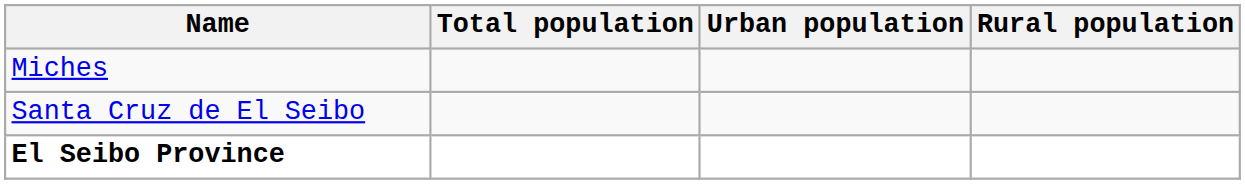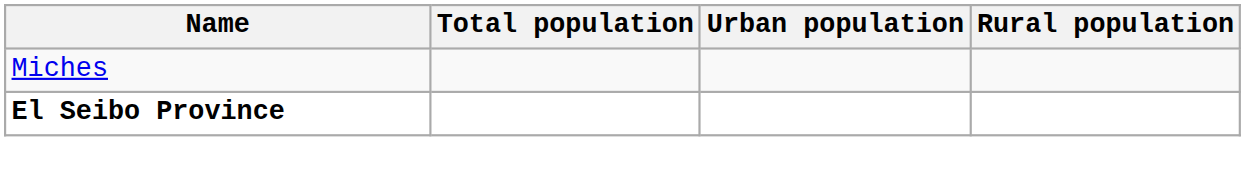- row: (188, 114)
